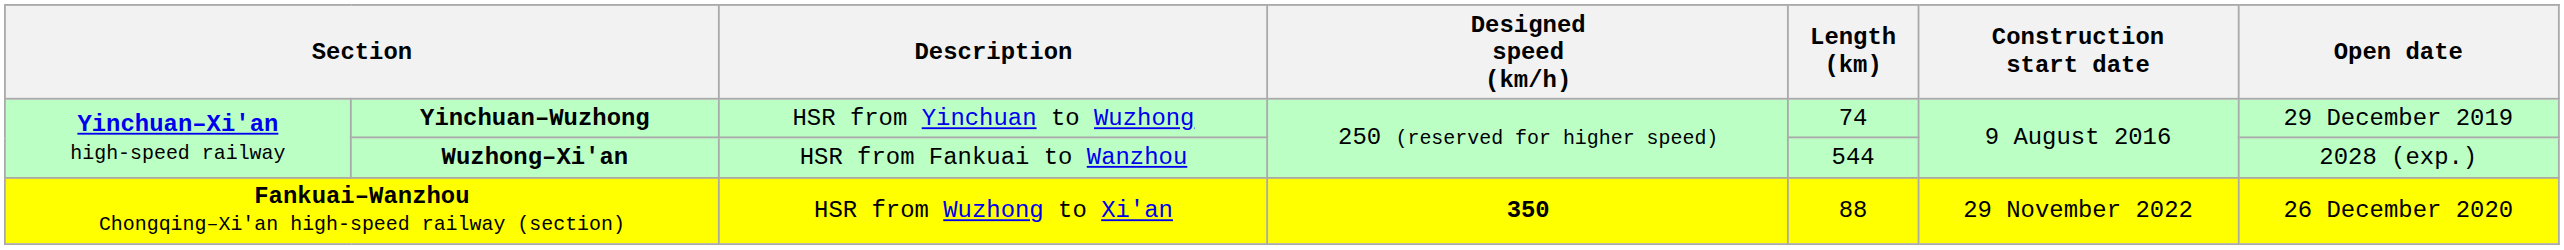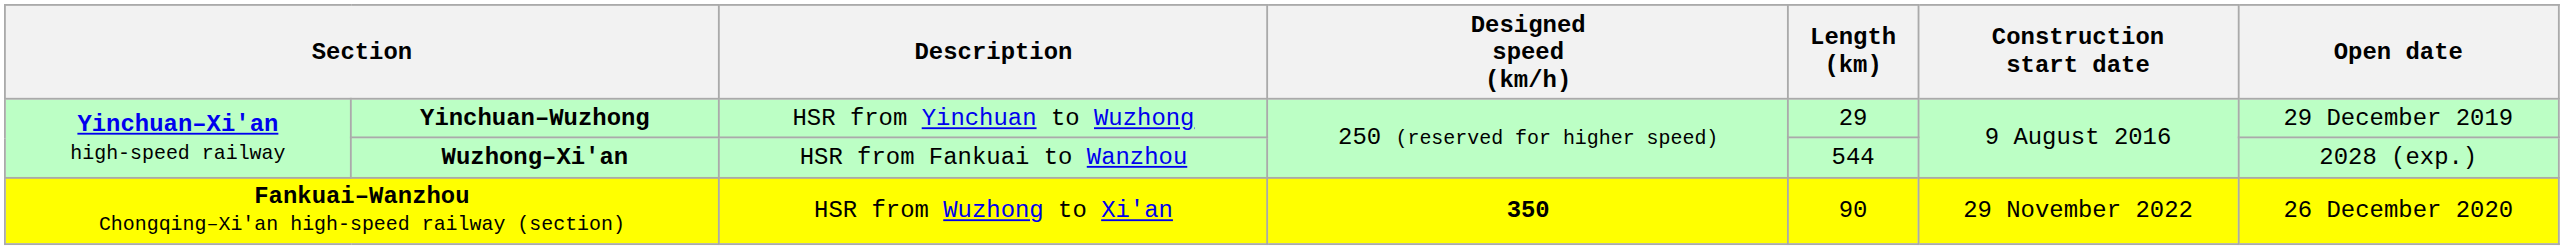(1853, 119) 74 -> (1853, 119) 29
(1853, 210) 88 -> (1853, 210) 90
